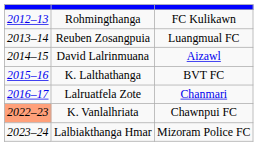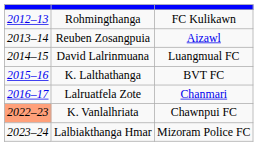(204, 38) Luangmual FC -> (204, 38) Aizawl
(204, 56) Aizawl -> (204, 56) Luangmual FC
